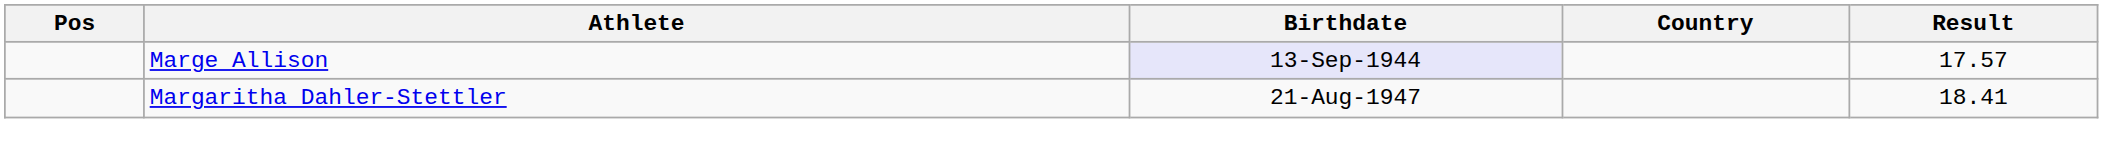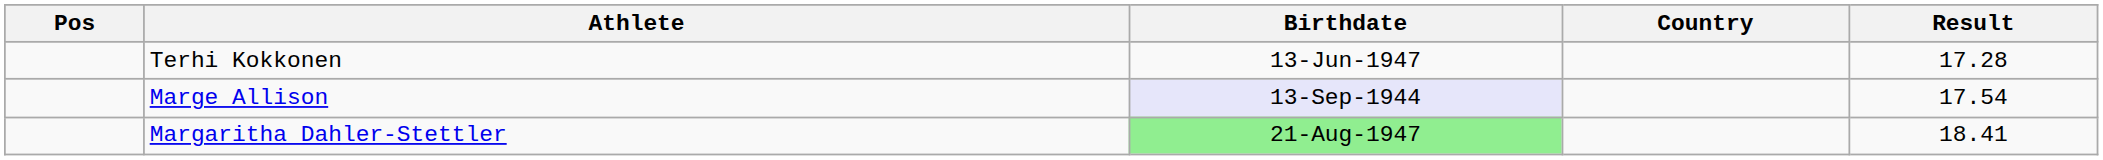+ row: (246, 61)
(1973, 61) 17.57 -> (1973, 98) 17.54
(1345, 98) no background -> (1345, 135) lightgreen background
